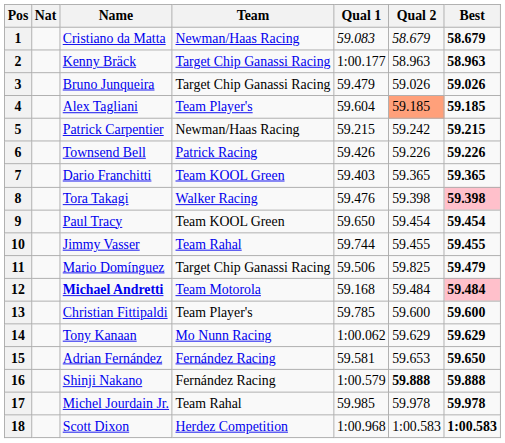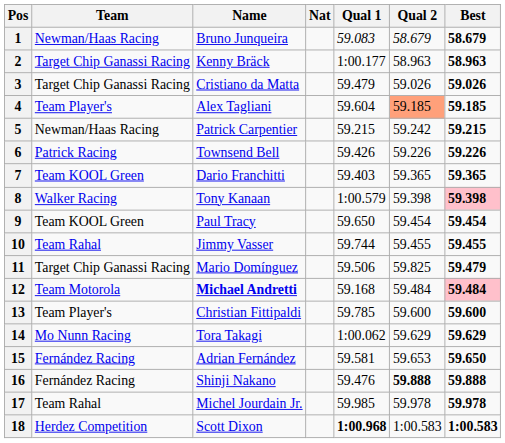columns swapped: (46, 16) <-> (253, 16)
(114, 38) Cristiano da Matta -> (242, 38) Bruno Junqueira
(109, 84) Bruno Junqueira -> (248, 84) Cristiano da Matta
(96, 198) Tora Takagi -> (233, 198) Tony Kanaan
(356, 198) 59.476 -> (361, 198) 1:00.579
(100, 335) Tony Kanaan -> (229, 335) Tora Takagi
(361, 381) 1:00.579 -> (356, 381) 59.476
(361, 426) normal -> (362, 426) bold
